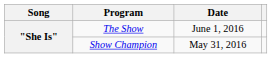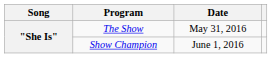(218, 28) June 1, 2016 -> (218, 28) May 31, 2016
(218, 45) May 31, 2016 -> (218, 45) June 1, 2016
